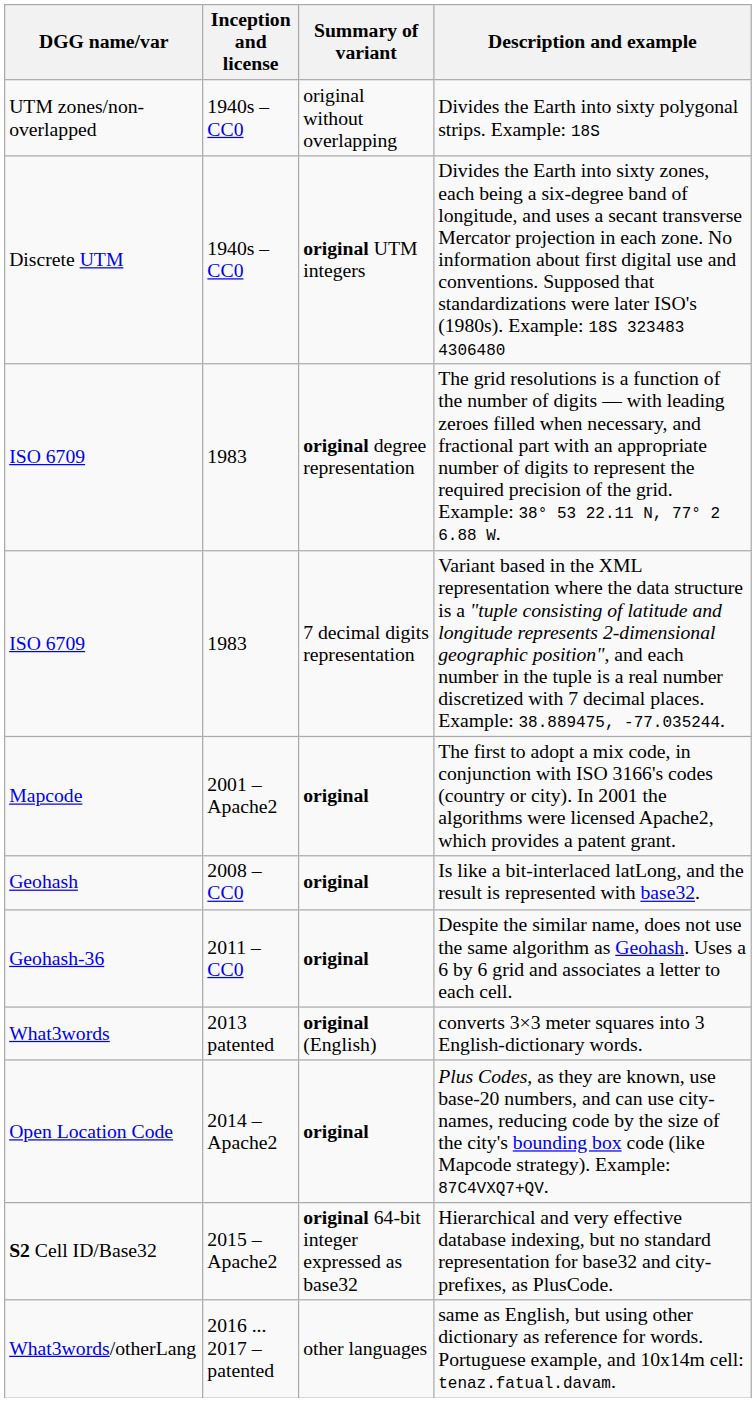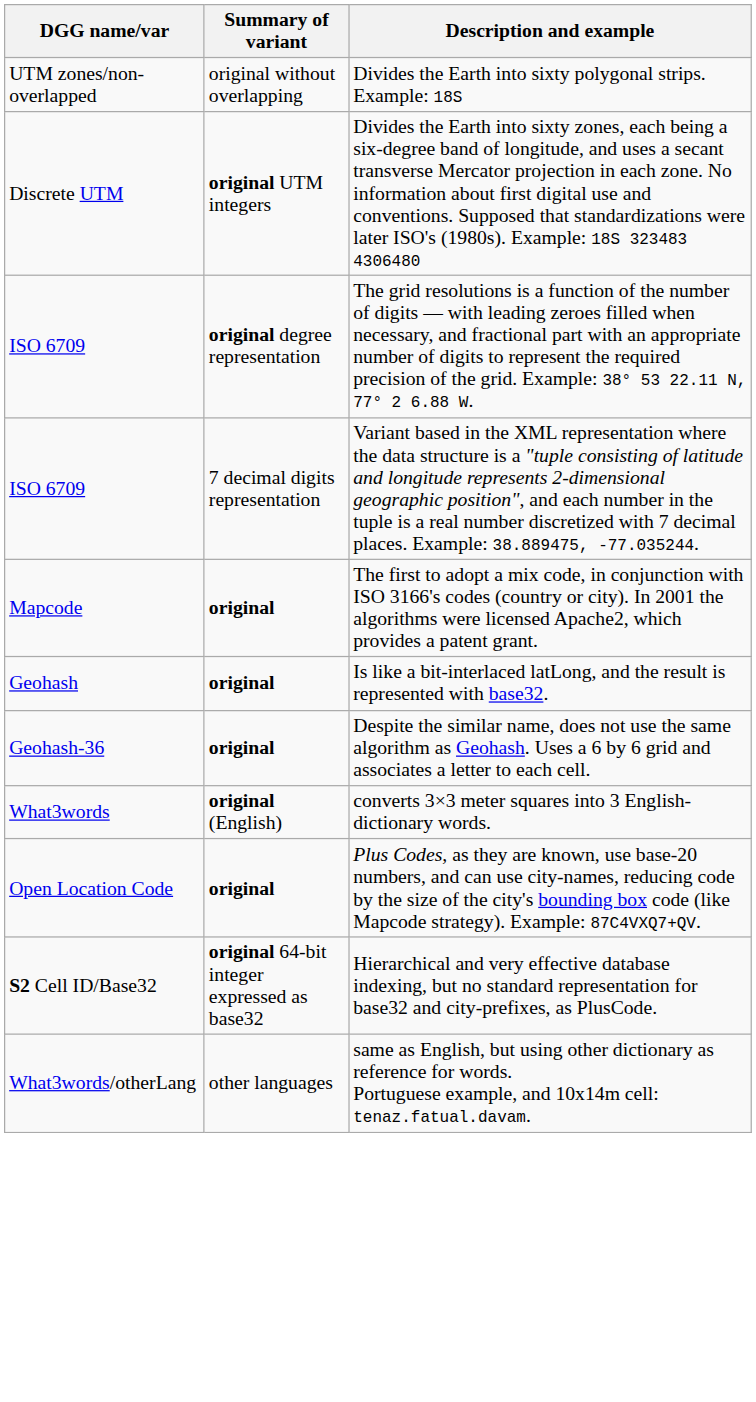- column: (251, 42)
